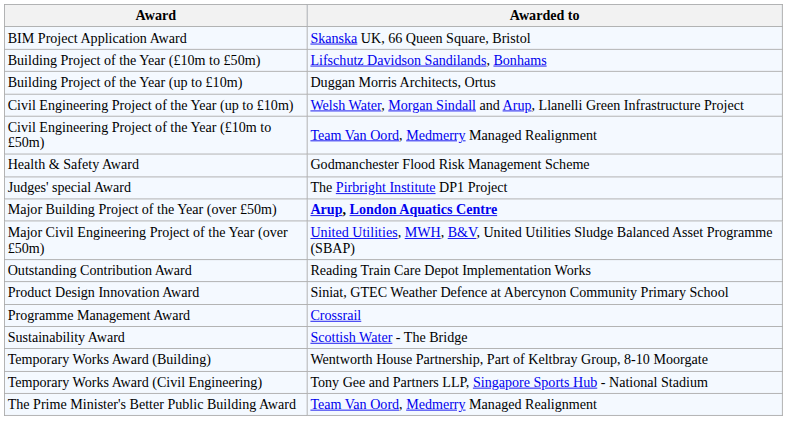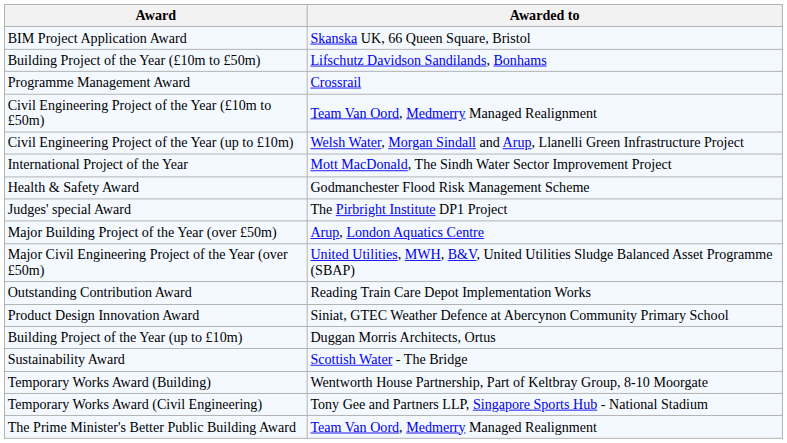rows swapped: (125, 82) <-> (99, 315)
rows swapped: (139, 135) <-> (151, 104)
+ row: (98, 165)
(404, 210) bold -> (397, 232) normal
